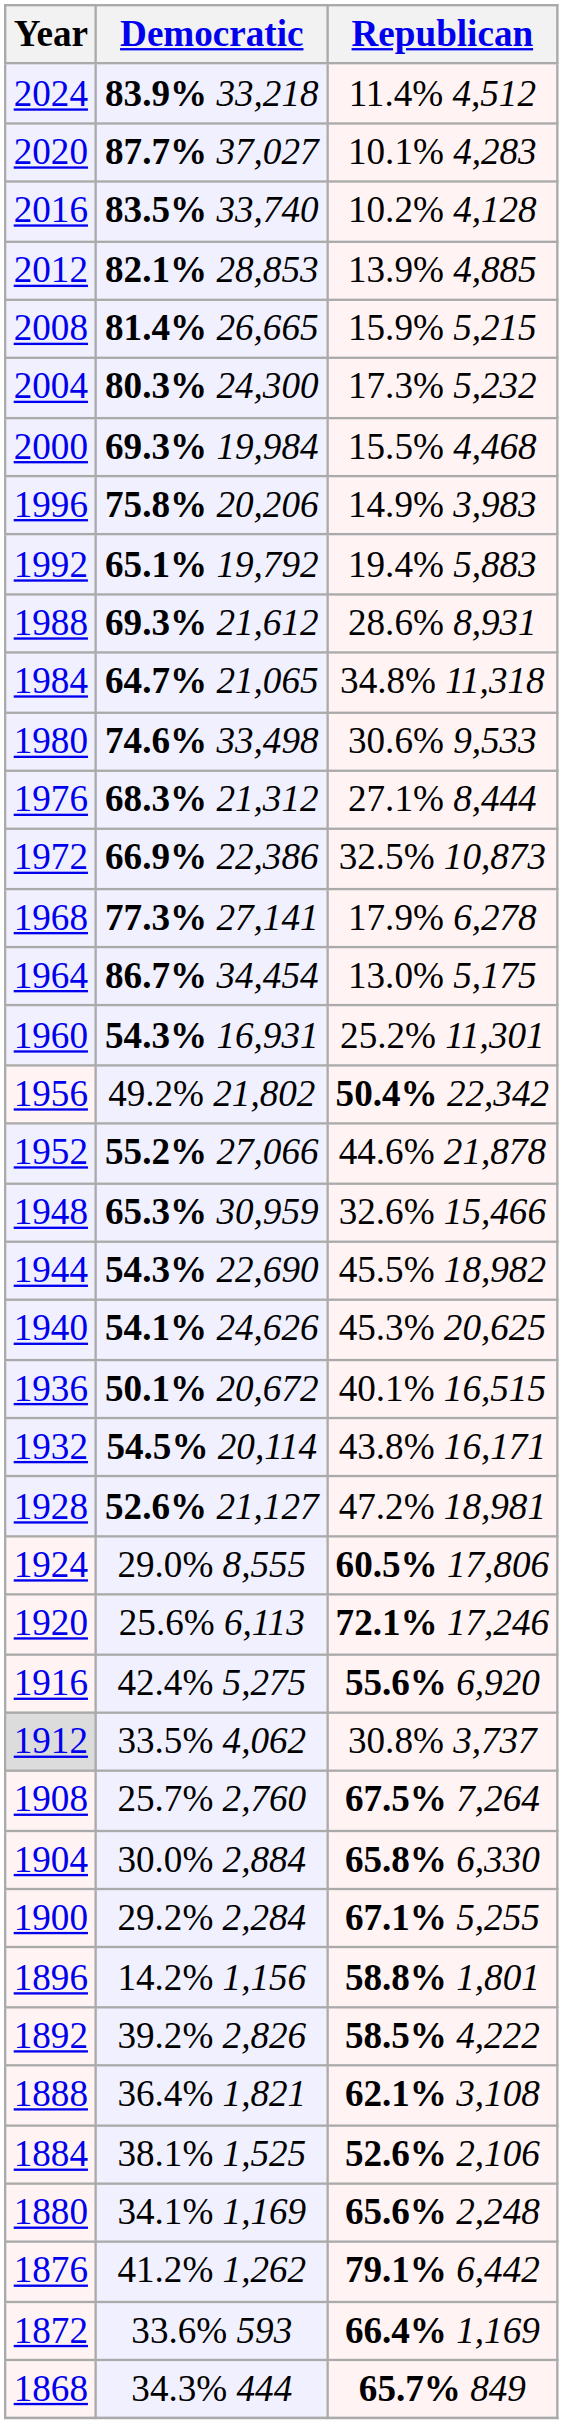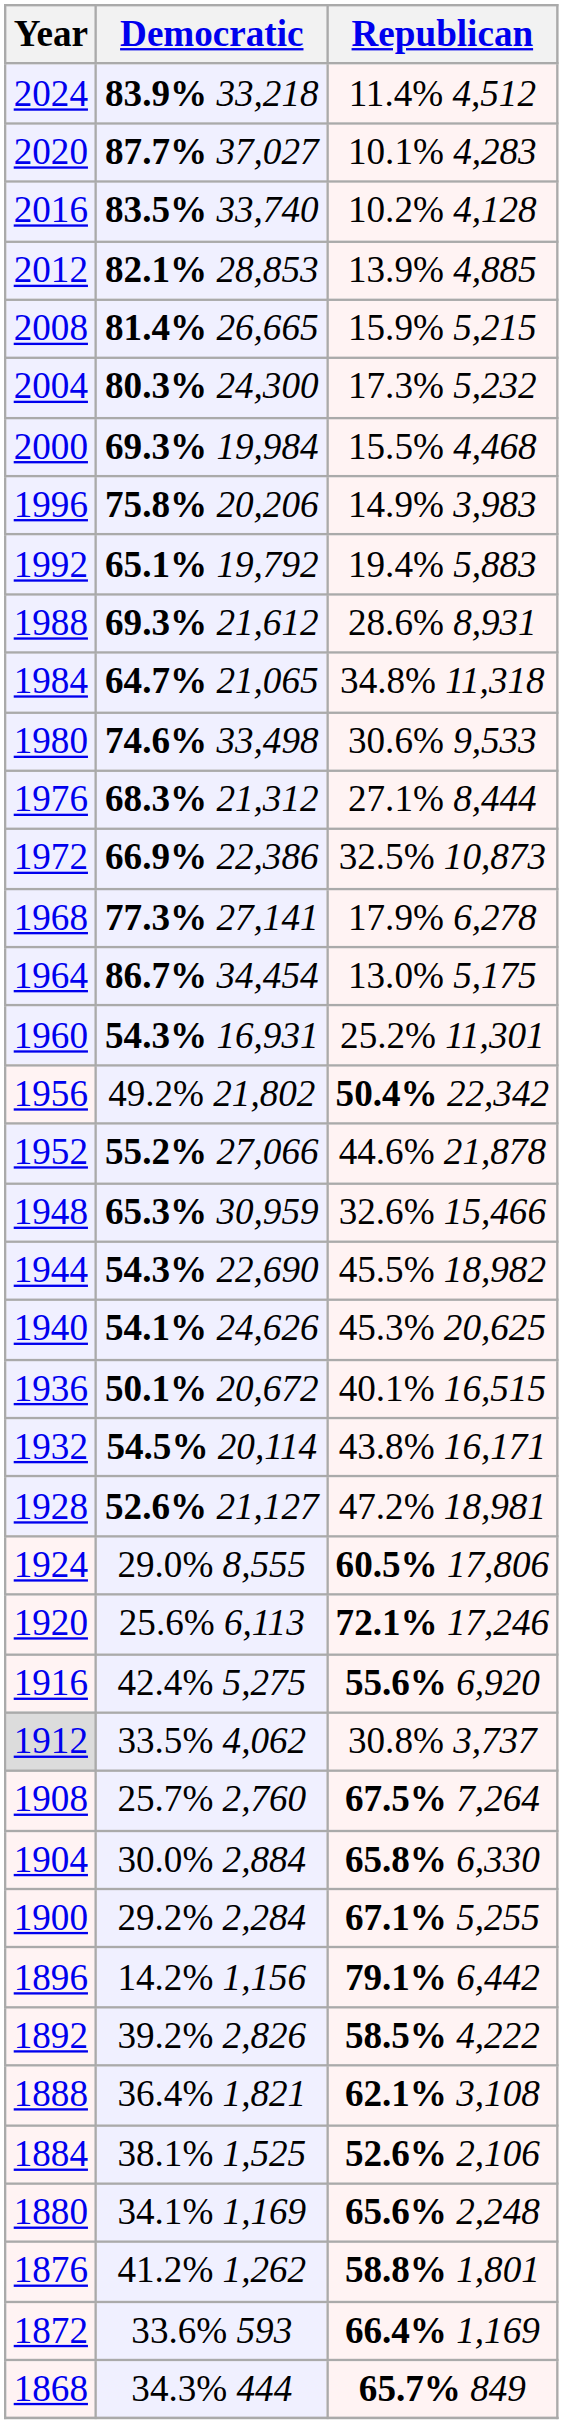(442, 1976) 58.8% 1,801 -> (442, 1976) 79.1% 6,442
(442, 2270) 79.1% 6,442 -> (442, 2270) 58.8% 1,801
